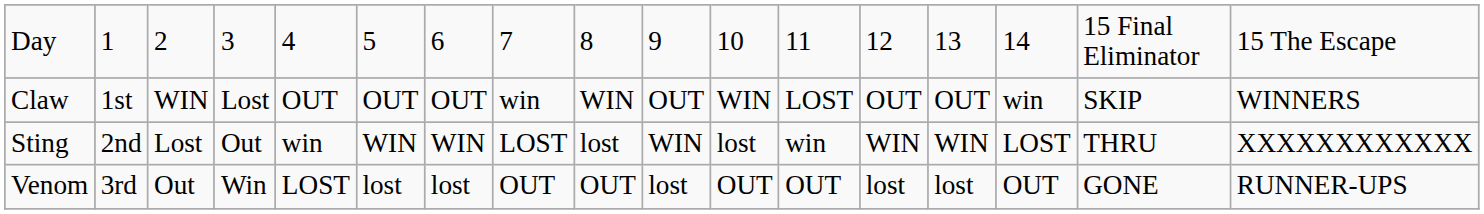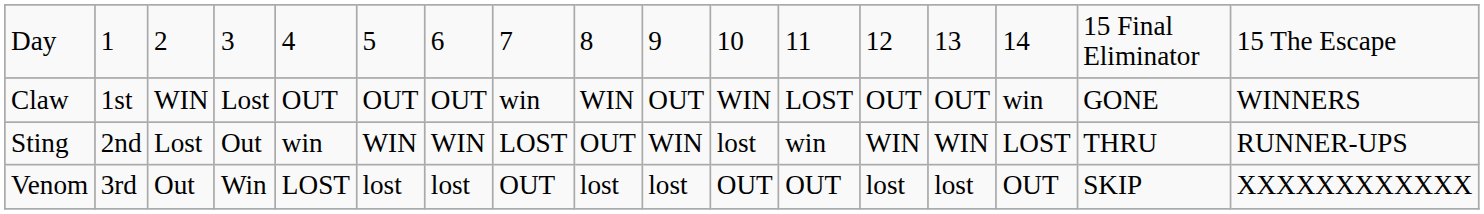(1113, 99) SKIP -> (1121, 99) GONE
(600, 142) lost -> (608, 142) OUT
(1355, 142) XXXXXXXXXXXX -> (1322, 142) RUNNER-UPS
(608, 186) OUT -> (600, 186) lost
(1121, 186) GONE -> (1113, 186) SKIP
(1322, 186) RUNNER-UPS -> (1355, 186) XXXXXXXXXXXX
